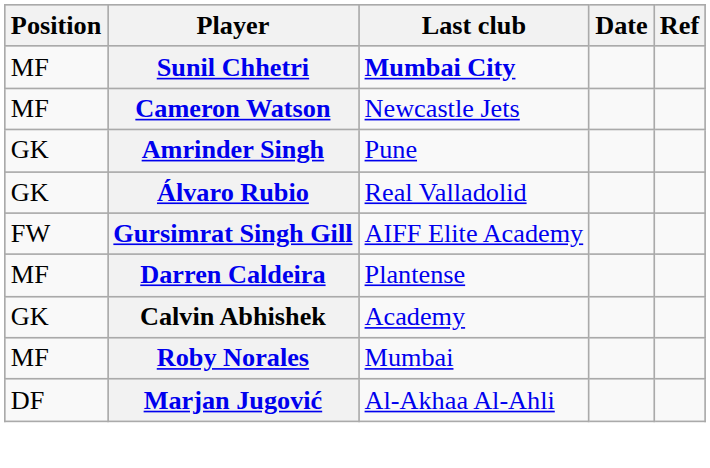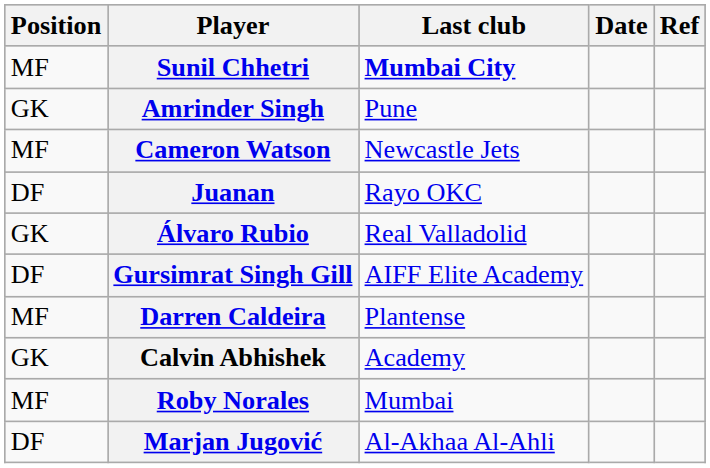rows swapped: (233, 150) <-> (233, 108)
+ row: (233, 191)
(31, 233) FW -> (28, 274) DF
